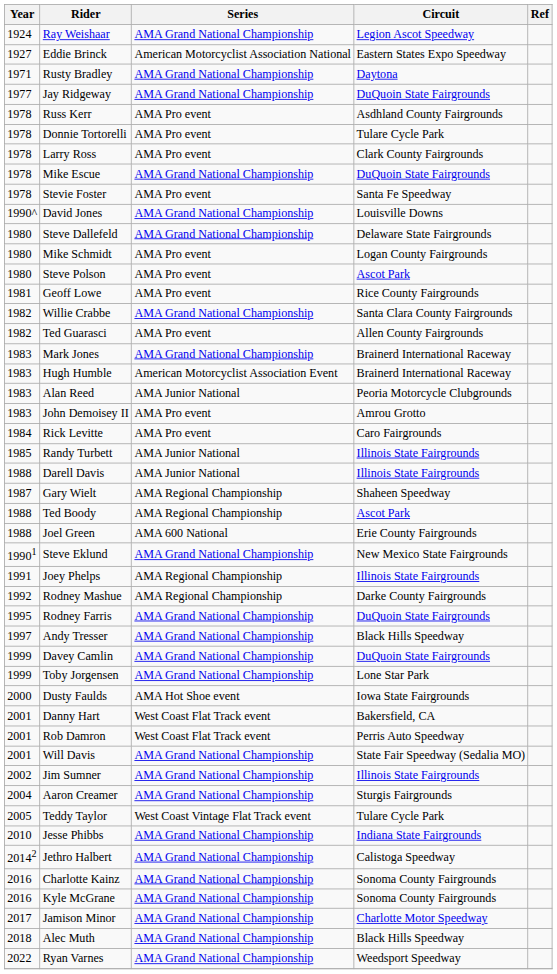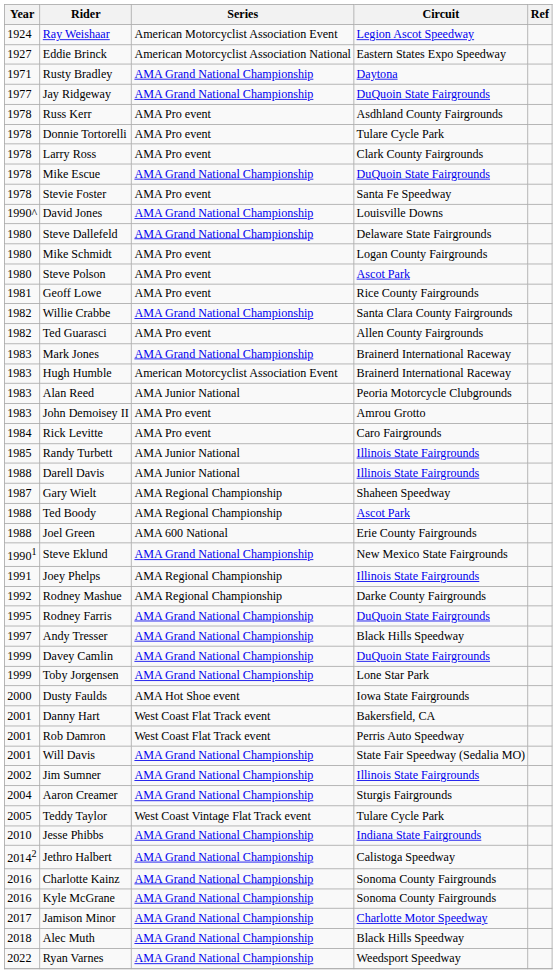(224, 34) AMA Grand National Championship -> (236, 34) American Motorcyclist Association Event
